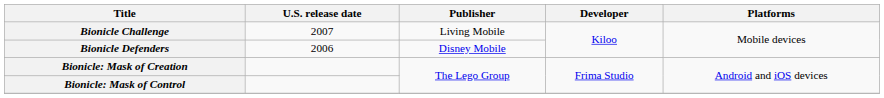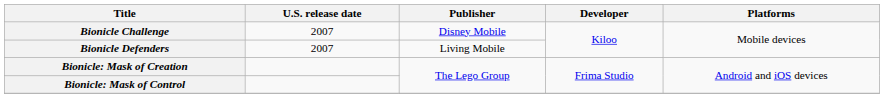(472, 31) Living Mobile -> (472, 31) Disney Mobile
(322, 48) 2006 -> (322, 48) 2007
(472, 48) Disney Mobile -> (472, 48) Living Mobile
